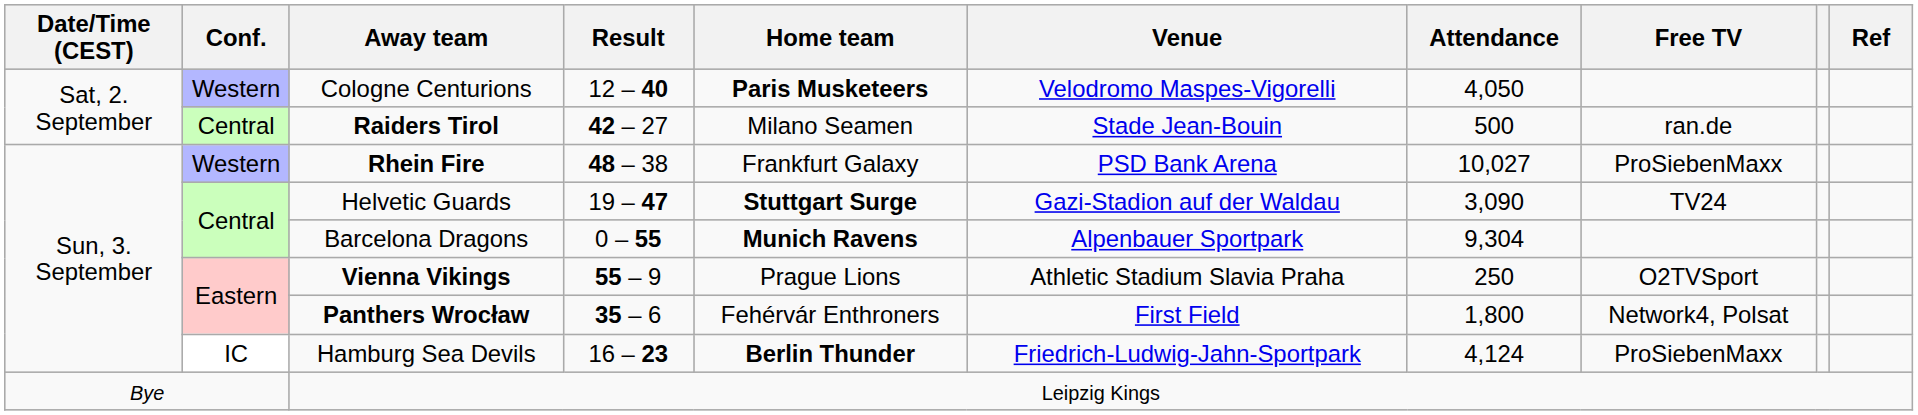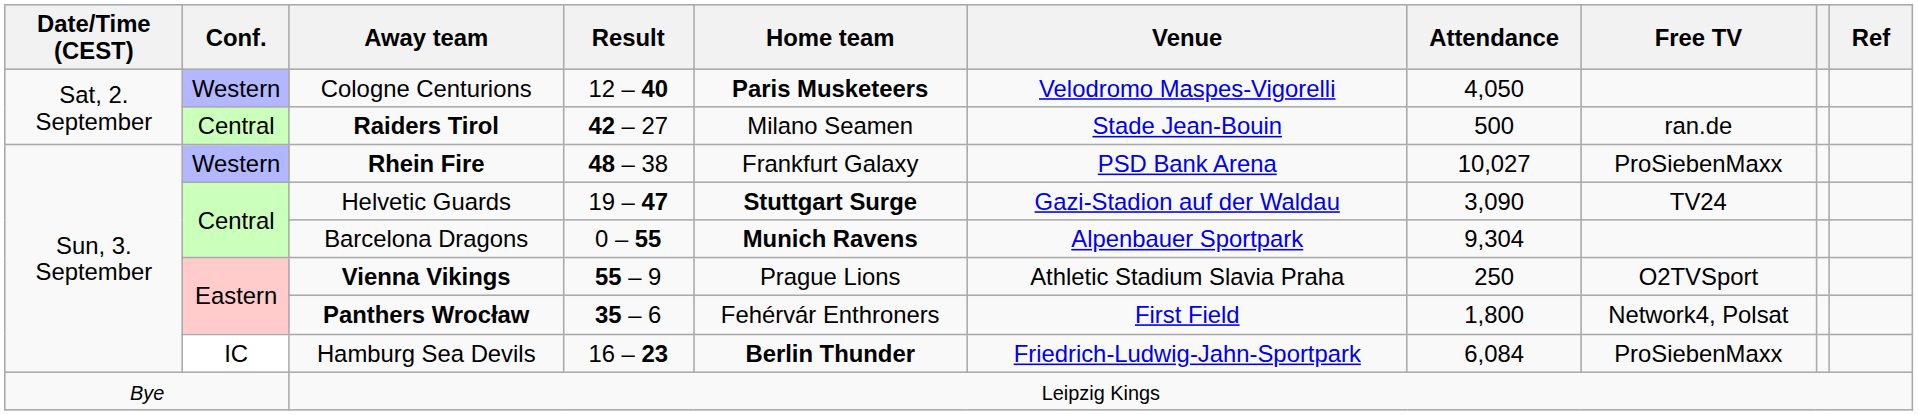(1494, 353) 4,124 -> (1494, 353) 6,084
